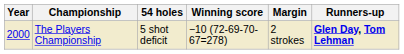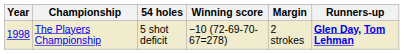(18, 35) 2000 -> (18, 35) 1998
